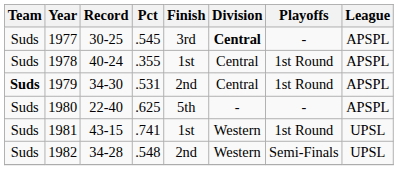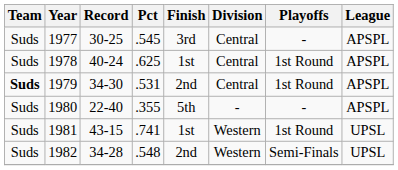(237, 38) bold -> (237, 38) normal
(148, 61) .355 -> (148, 61) .625
(148, 107) .625 -> (148, 107) .355
